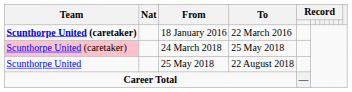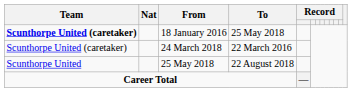(261, 32) 22 March 2016 -> (258, 32) 25 May 2018
(67, 48) pink background -> (67, 48) no background
(258, 48) 25 May 2018 -> (261, 48) 22 March 2016
